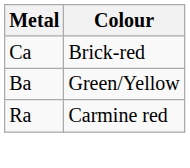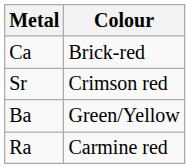+ row: (18, 83)
